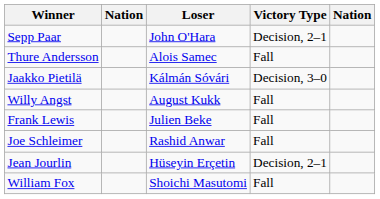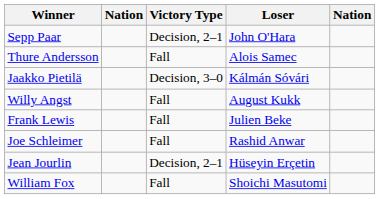columns swapped: (290, 15) <-> (198, 15)
